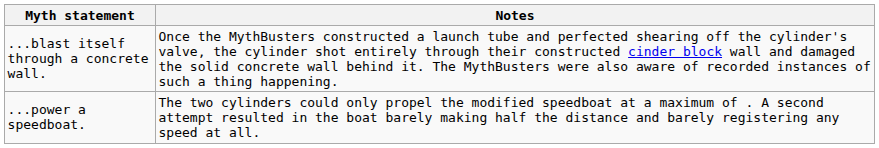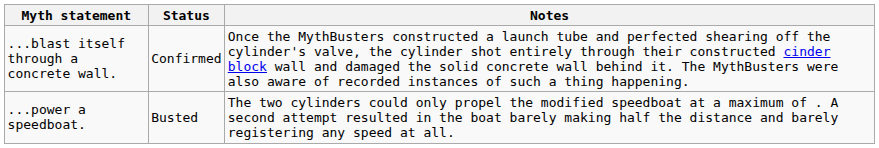+ column: (186, 15)
